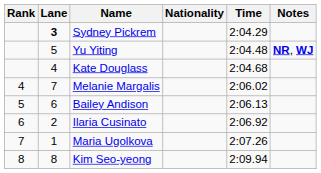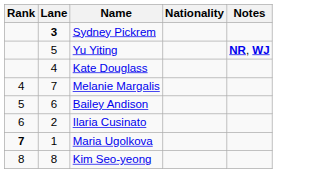- column: (248, 13)
(21, 141) normal -> (21, 141) bold
